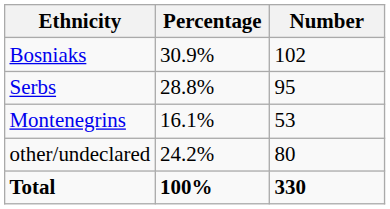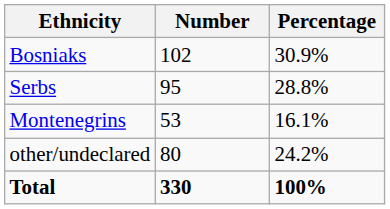columns swapped: (327, 21) <-> (212, 21)
